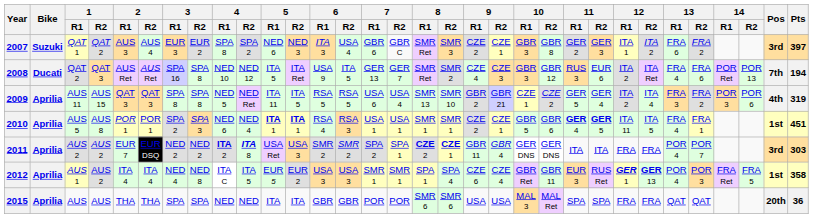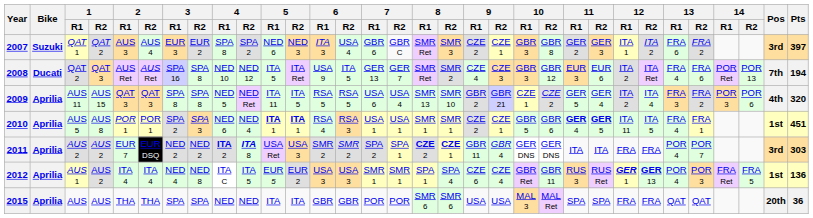(576, 73) RUS 3 -> (576, 73) EUR 3
(798, 99) 319 -> (798, 99) 320
(576, 175) EUR 3 -> (576, 175) RUS 3
(798, 175) 358 -> (798, 175) 136
